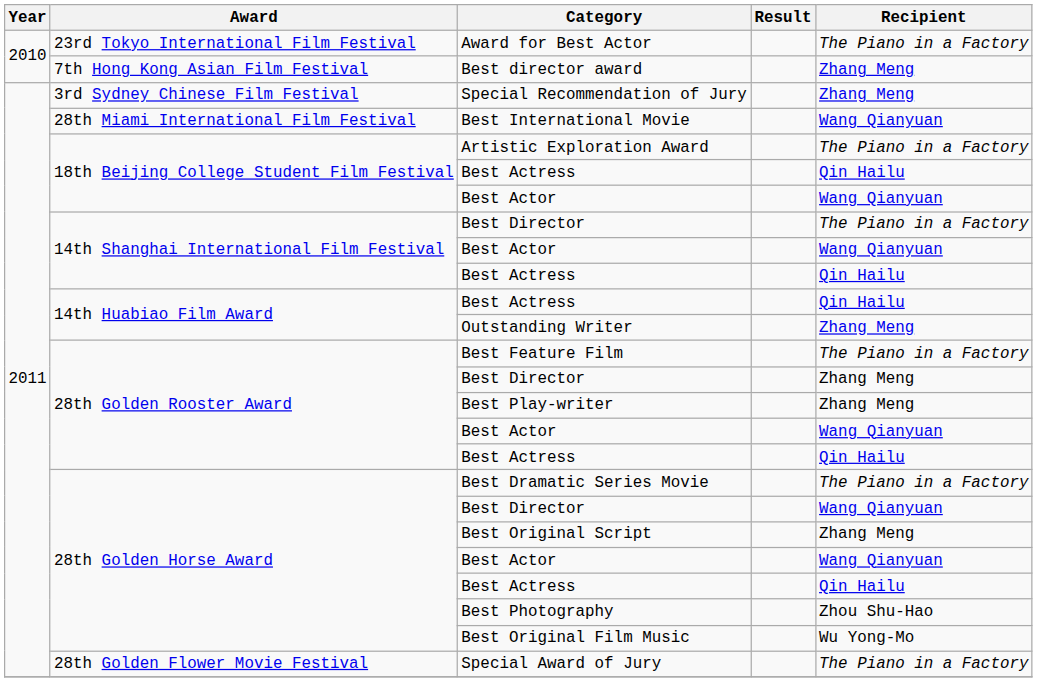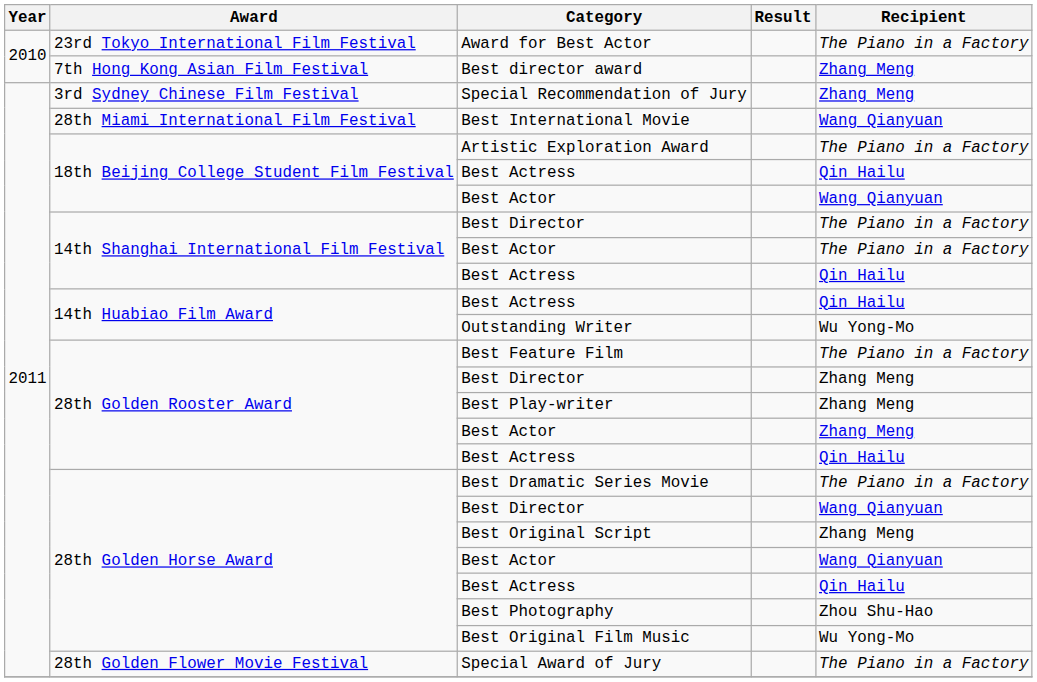(881, 250) Wang Qianyuan -> (924, 250) The Piano in a Factory
(867, 328) Zhang Meng -> (867, 328) Wu Yong-Mo
(881, 431) Wang Qianyuan -> (867, 431) Zhang Meng
